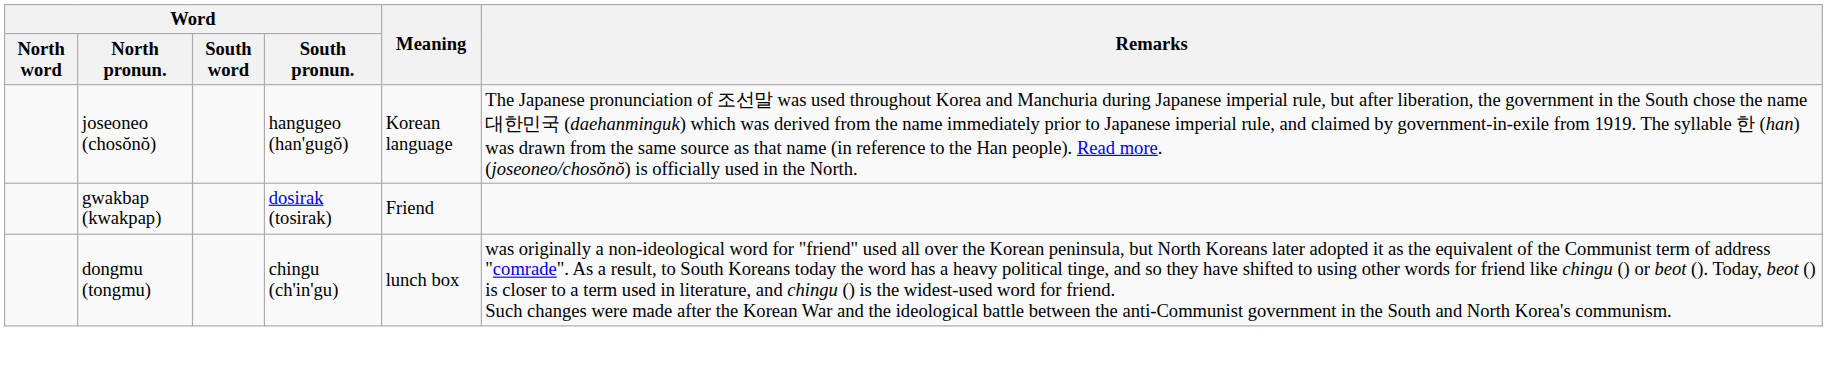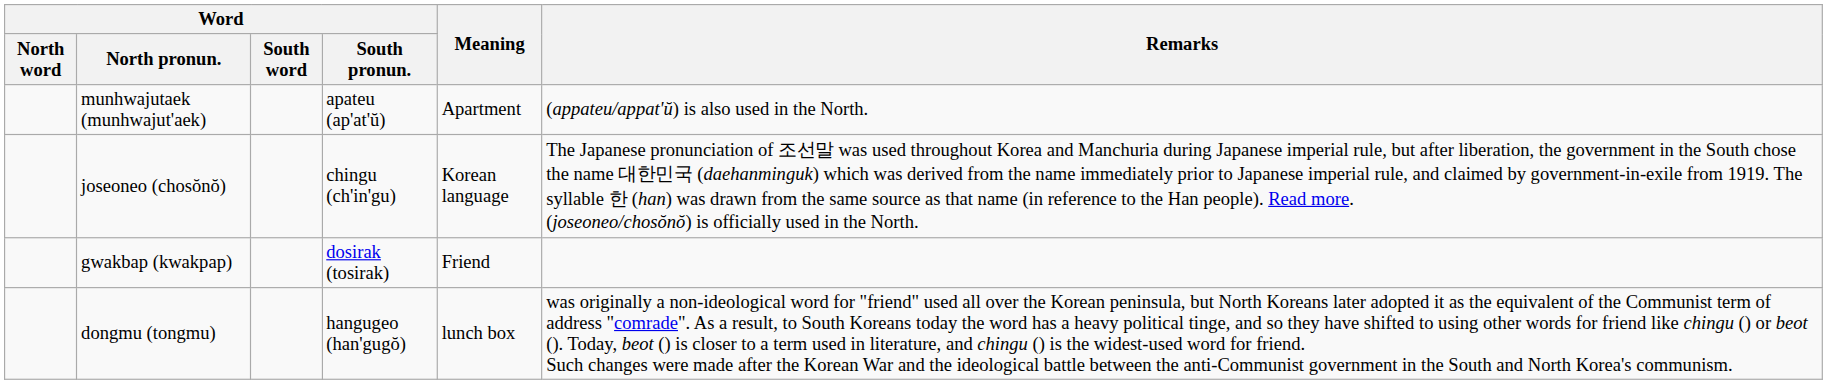+ row: (144, 109)
(309, 133) hangugeo (han'gugŏ) -> (361, 185) chingu (ch'in'gu)
(304, 279) chingu (ch'in'gu) -> (366, 333) hangugeo (han'gugŏ)
